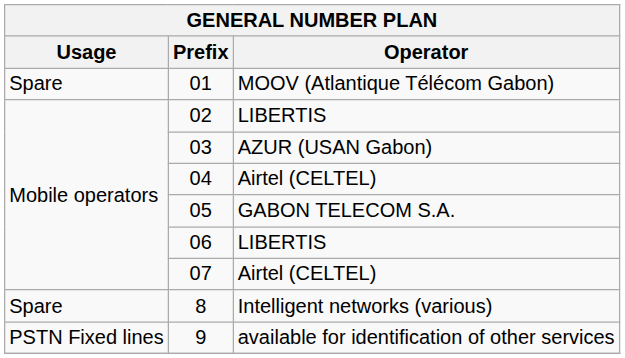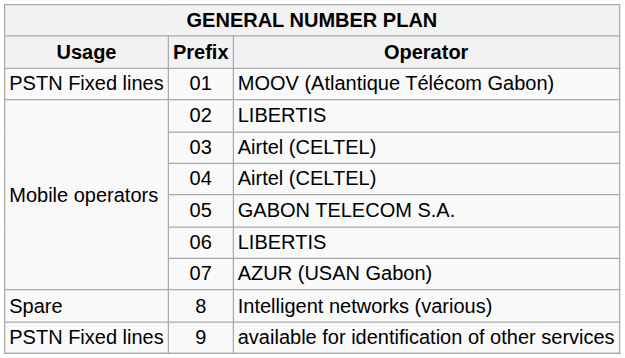(36, 83) Spare -> (86, 83) PSTN Fixed lines
(335, 147) AZUR (USAN Gabon) -> (307, 147) Airtel (CELTEL)
(307, 274) Airtel (CELTEL) -> (335, 274) AZUR (USAN Gabon)
